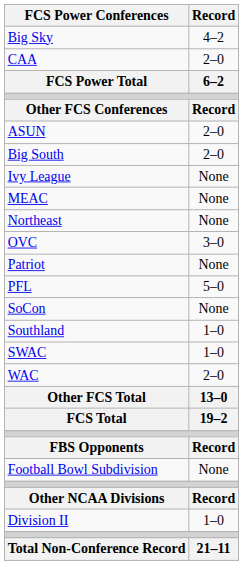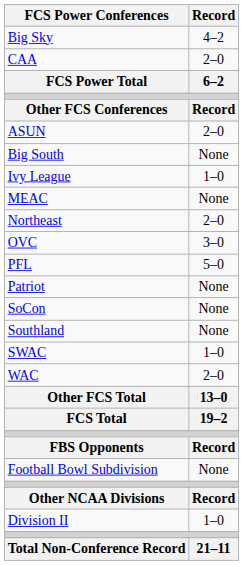(214, 154) 2–0 -> (214, 154) None
(214, 176) None -> (214, 176) 1–0
(214, 220) None -> (214, 220) 2–0
rows swapped: (26, 264) <-> (20, 286)
(214, 331) 1–0 -> (214, 331) None
